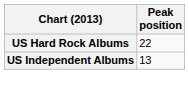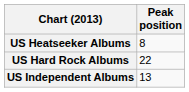+ row: (70, 43)
